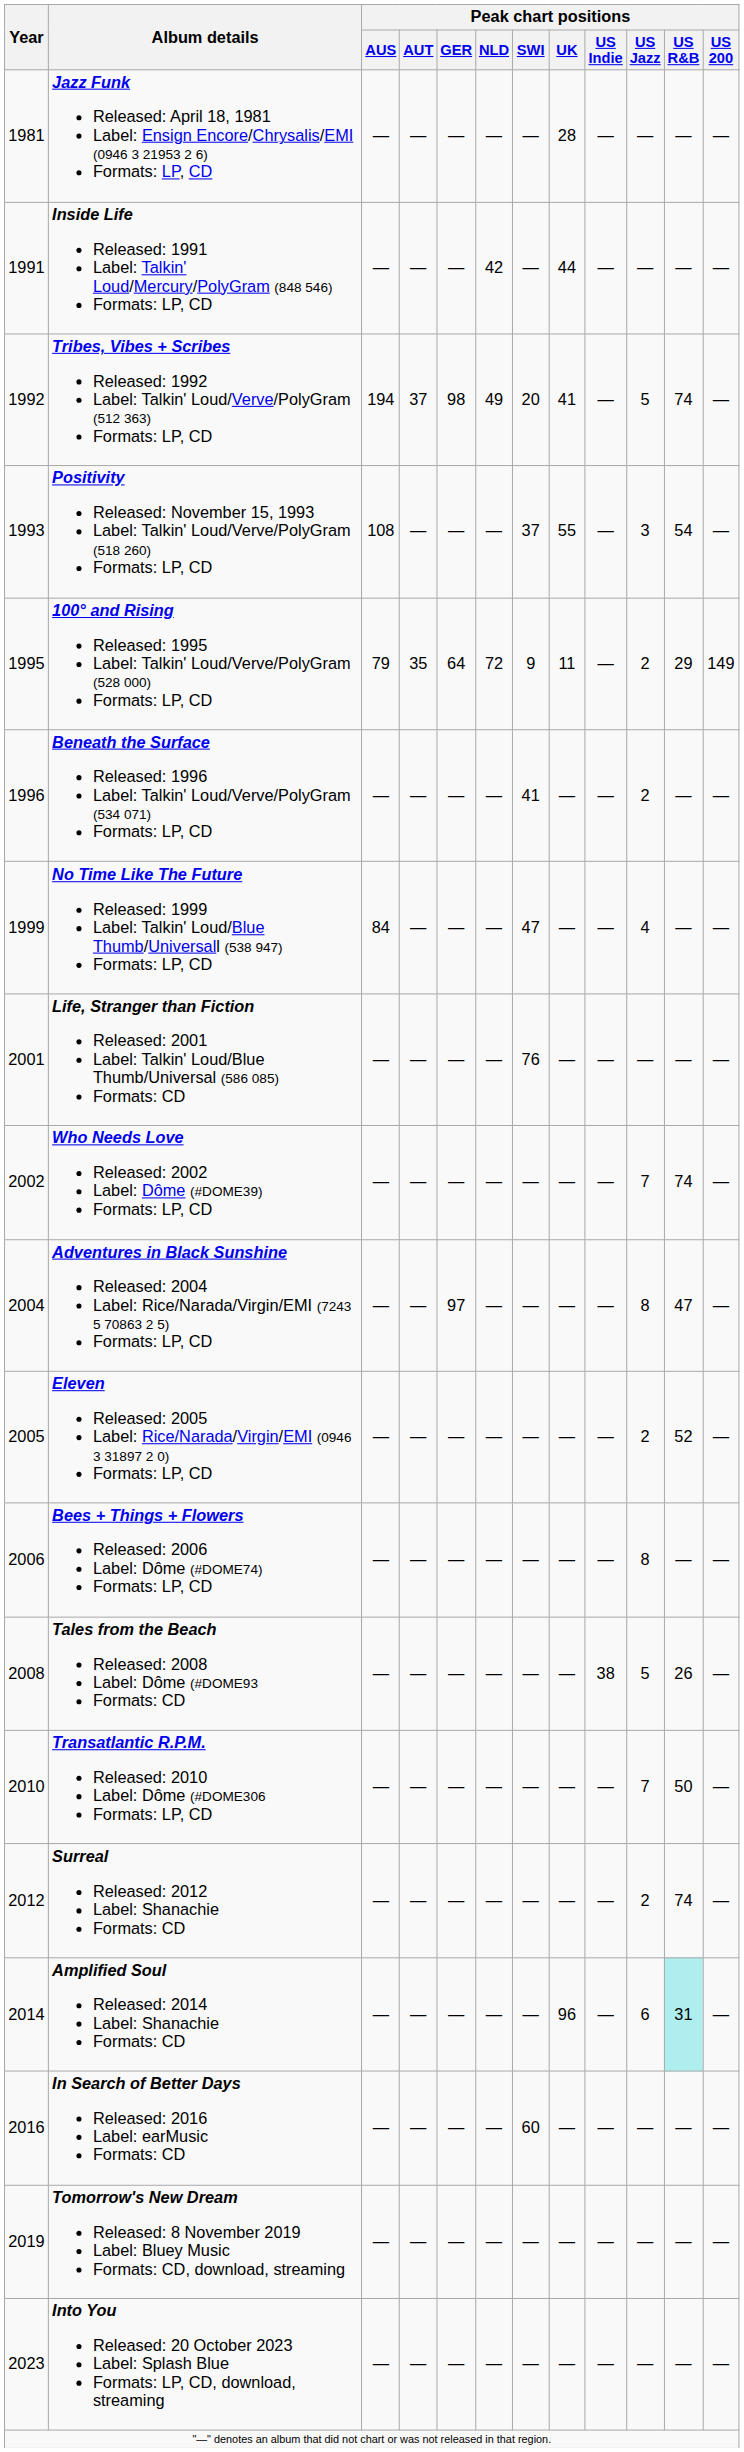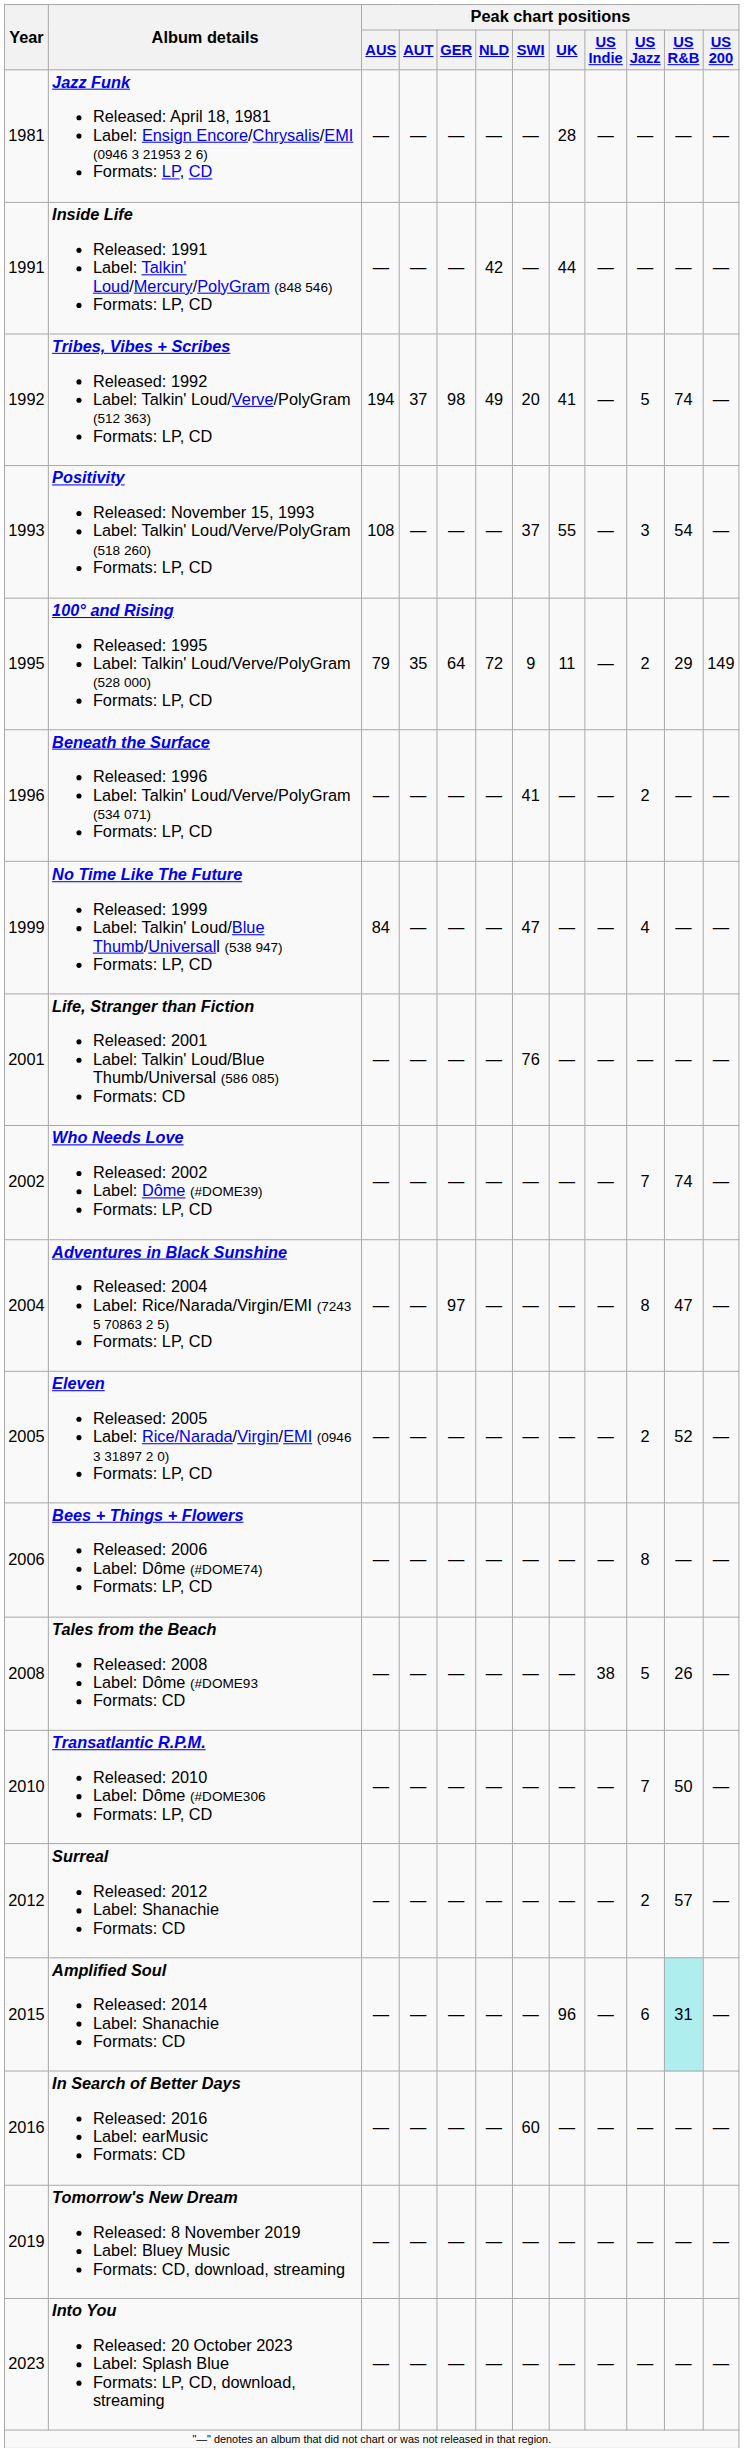(683, 1900) 74 -> (683, 1900) 57
(26, 2014) 2014 -> (26, 2014) 2015
